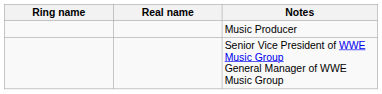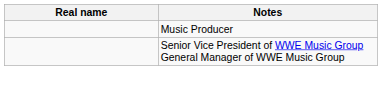- column: (59, 12)
